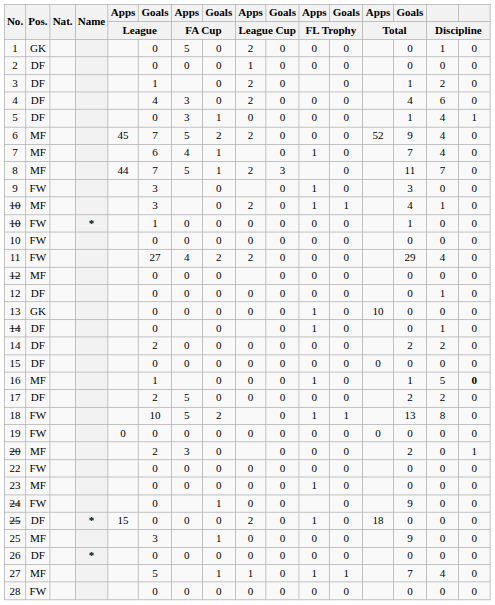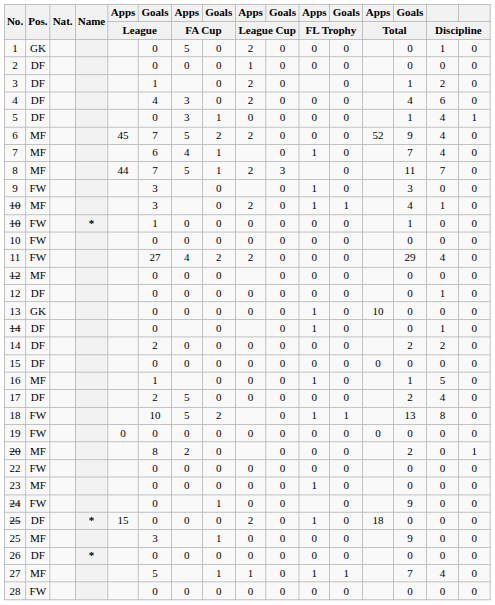(474, 380) bold -> (474, 380) normal
(442, 398) 2 -> (442, 398) 4
(155, 450) 2 -> (155, 450) 8
(187, 450) 3 -> (187, 450) 2
